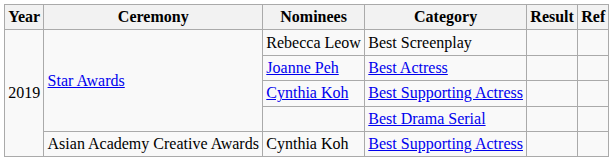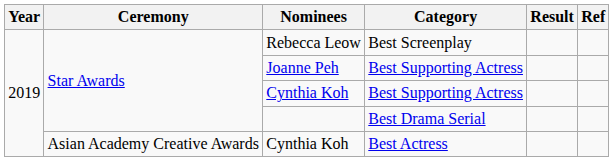(408, 67) Best Actress -> (446, 67) Best Supporting Actress
(446, 144) Best Supporting Actress -> (408, 144) Best Actress
